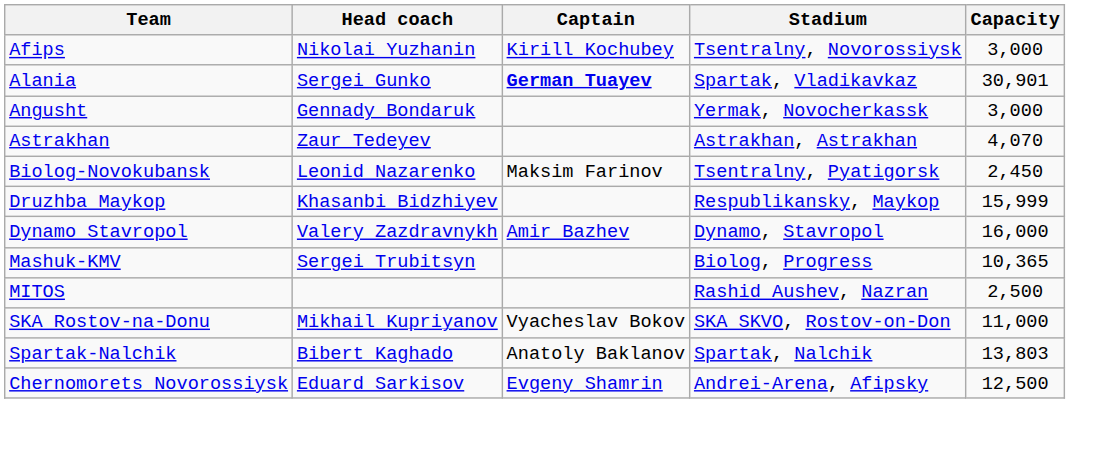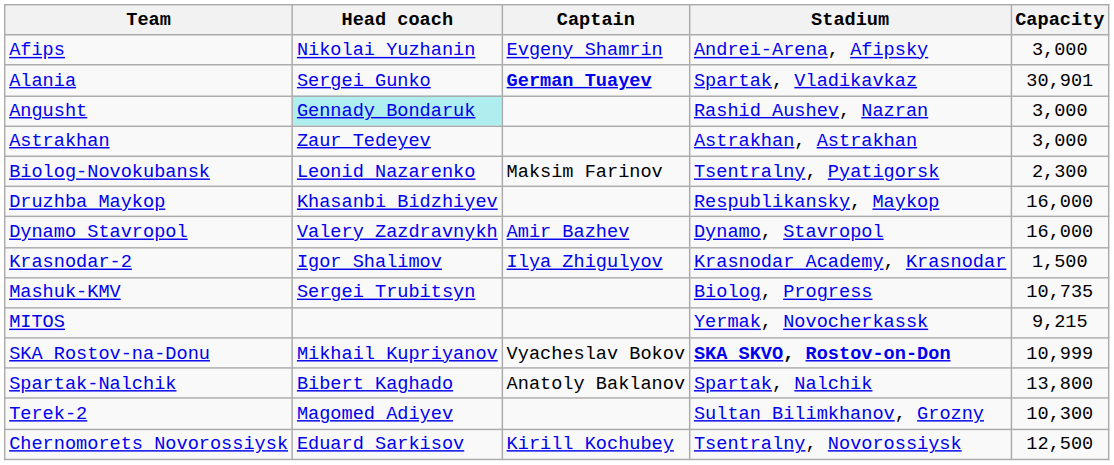(590, 50) Kirill Kochubey -> (585, 50) Evgeny Shamrin
(828, 50) Tsentralny, Novorossiysk -> (811, 50) Andrei-Arena, Afipsky
(386, 111) no background -> (386, 111) paleturquoise background
(811, 111) Yermak, Novocherkassk -> (811, 111) Rashid Aushev, Nazran
(1015, 141) 4,070 -> (1060, 141) 3,000
(1015, 171) 2,450 -> (1060, 171) 2,300
(1015, 202) 15,999 -> (1060, 202) 16,000
+ row: (71, 262)
(1015, 262) 10,365 -> (1060, 293) 10,735
(811, 293) Rashid Aushev, Nazran -> (811, 323) Yermak, Novocherkassk
(1015, 293) 2,500 -> (1060, 323) 9,215
(822, 323) normal -> (822, 353) bold
(1015, 323) 11,000 -> (1060, 353) 10,999
(1015, 353) 13,803 -> (1060, 383) 13,800
+ row: (48, 414)
(585, 383) Evgeny Shamrin -> (590, 444) Kirill Kochubey
(811, 383) Andrei-Arena, Afipsky -> (828, 444) Tsentralny, Novorossiysk
